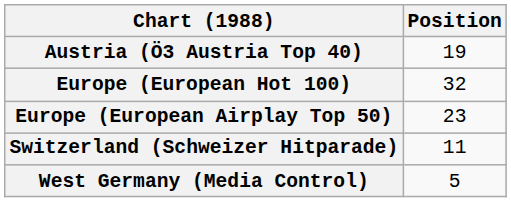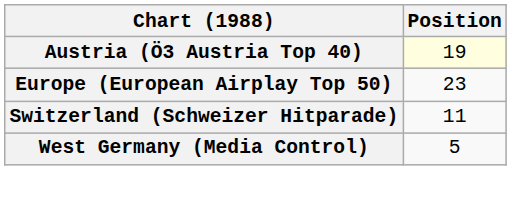(455, 53) no background -> (455, 53) lightyellow background
- row: (204, 85)
